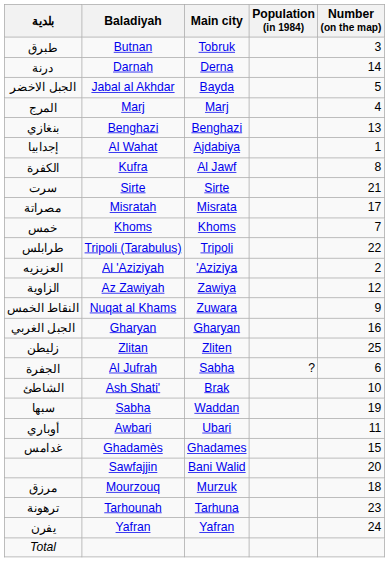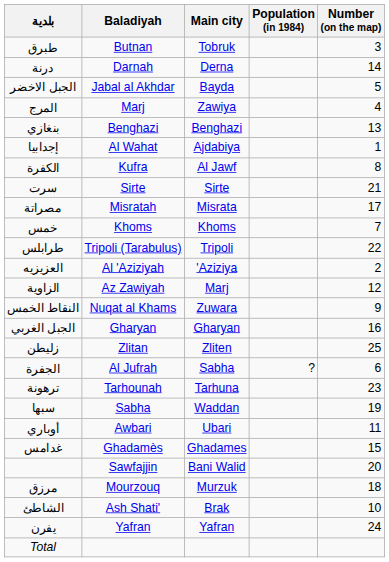(217, 107) Marj -> (217, 107) Zawiya
(217, 288) Zawiya -> (217, 288) Marj
rows swapped: (43, 388) <-> (43, 508)
